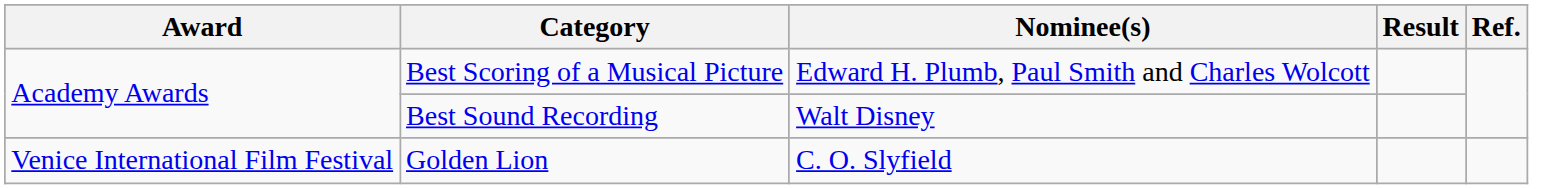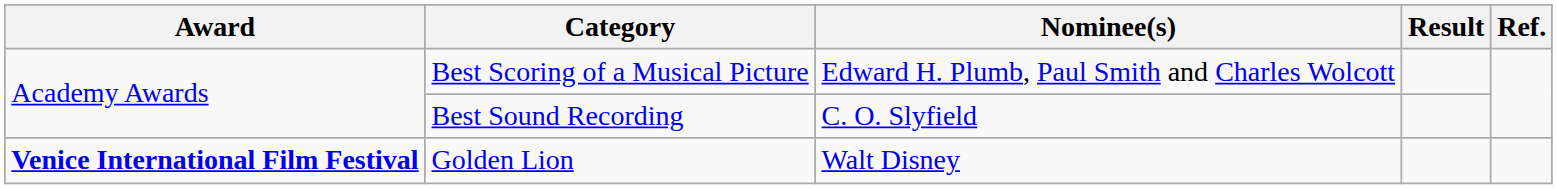(865, 115) Walt Disney -> (899, 115) C. O. Slyfield
(202, 159) normal -> (215, 159) bold
(874, 159) C. O. Slyfield -> (891, 159) Walt Disney
